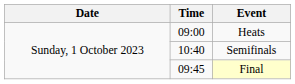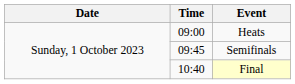(191, 50) 10:40 -> (191, 50) 09:45
(191, 69) 09:45 -> (191, 69) 10:40
